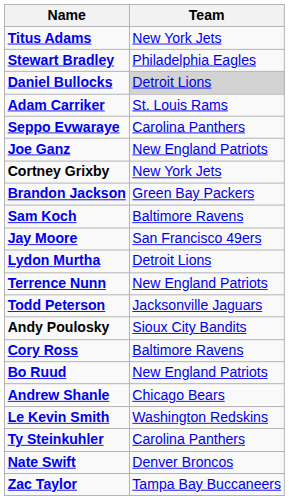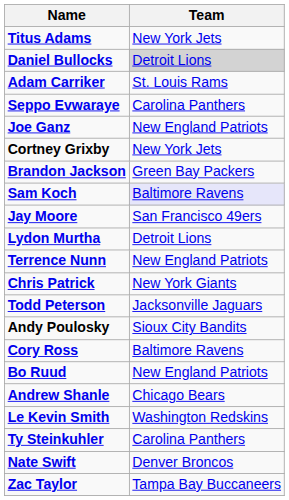- row: (61, 60)
(188, 216) no background -> (188, 194) lavender background
+ row: (51, 283)
